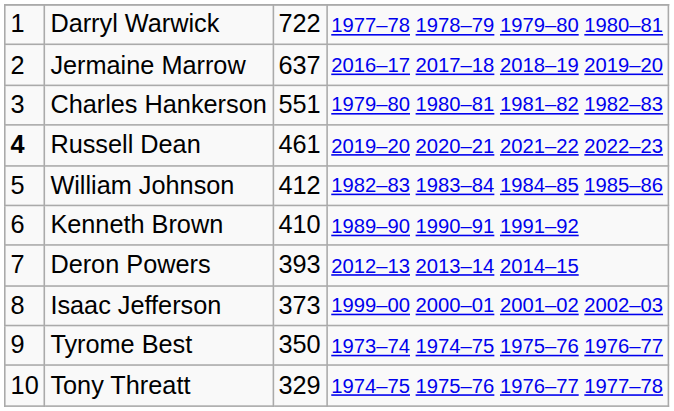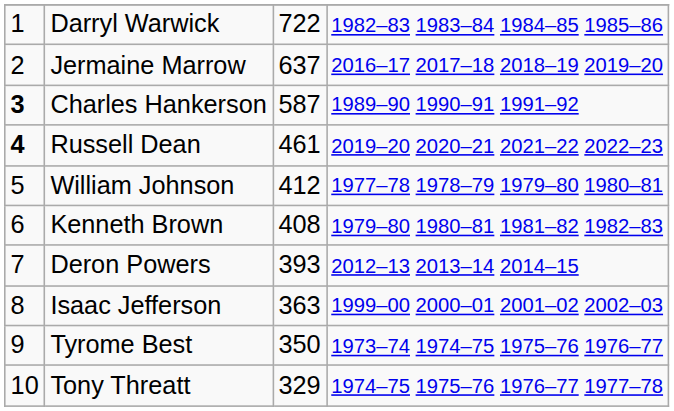(497, 25) 1977–78 1978–79 1979–80 1980–81 -> (497, 25) 1982–83 1983–84 1984–85 1985–86
(18, 104) normal -> (18, 104) bold
(300, 104) 551 -> (300, 104) 587
(497, 105) 1979–80 1980–81 1981–82 1982–83 -> (455, 105) 1989–90 1990–91 1991–92
(497, 185) 1982–83 1983–84 1984–85 1985–86 -> (497, 185) 1977–78 1978–79 1979–80 1980–81
(300, 225) 410 -> (300, 225) 408
(455, 225) 1989–90 1990–91 1991–92 -> (497, 225) 1979–80 1980–81 1981–82 1982–83
(300, 305) 373 -> (300, 305) 363
